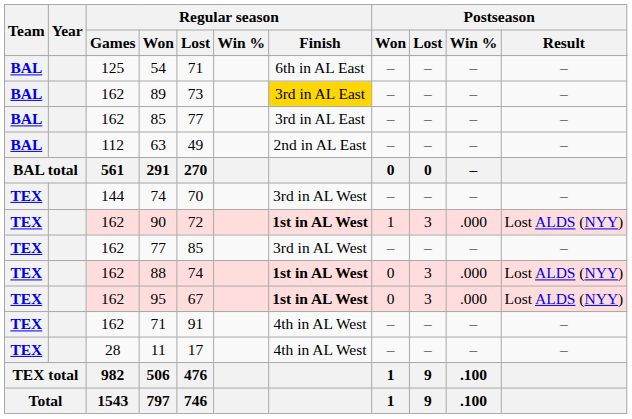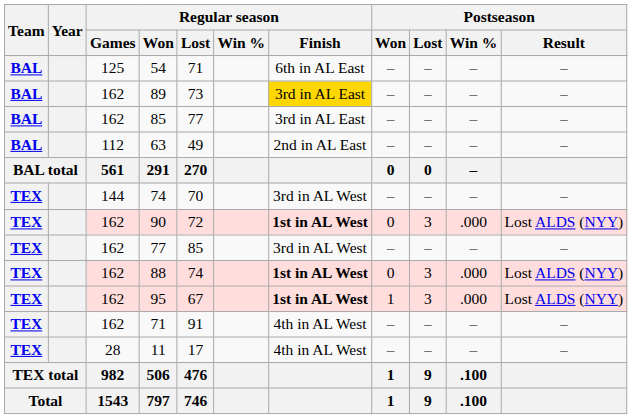(391, 221) 1 -> (391, 221) 0
(391, 298) 0 -> (391, 298) 1
